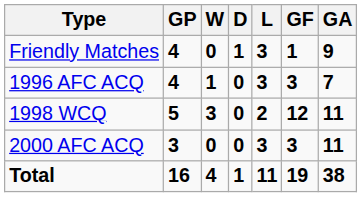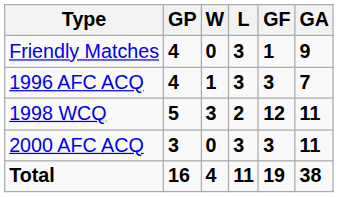- column: (240, 20)
